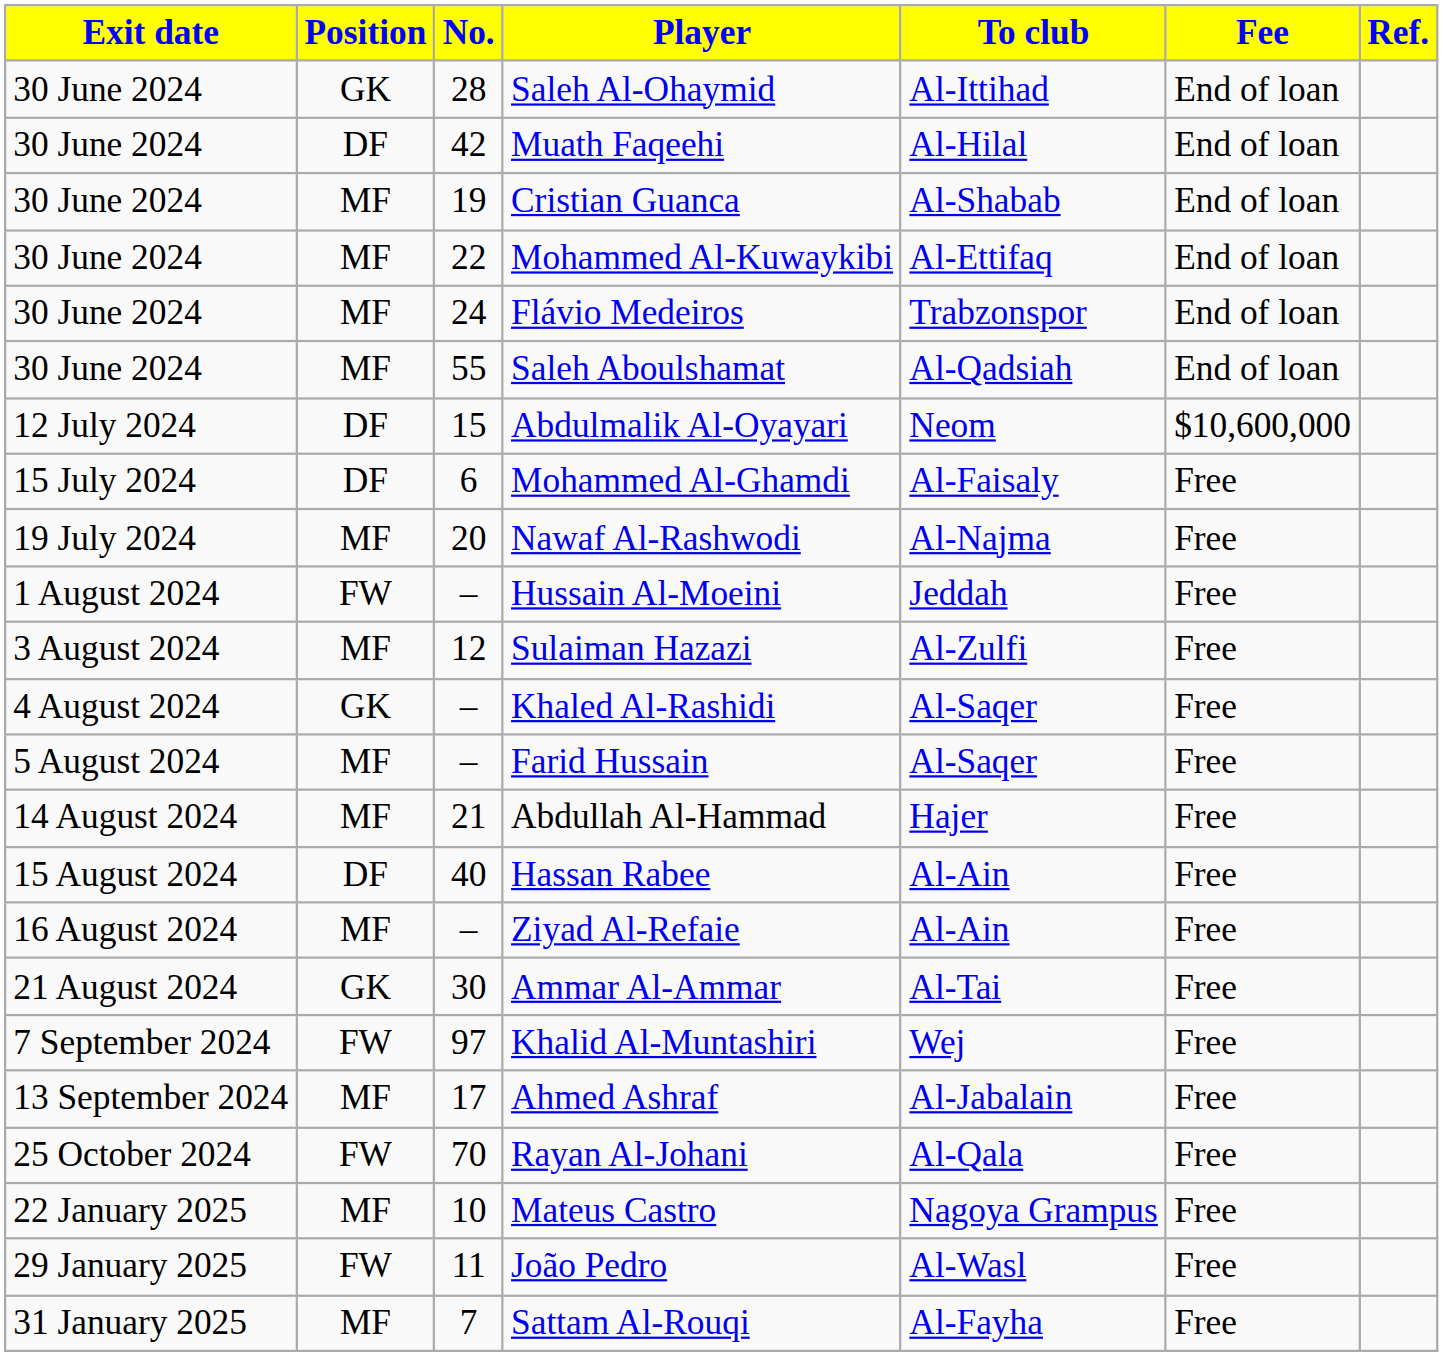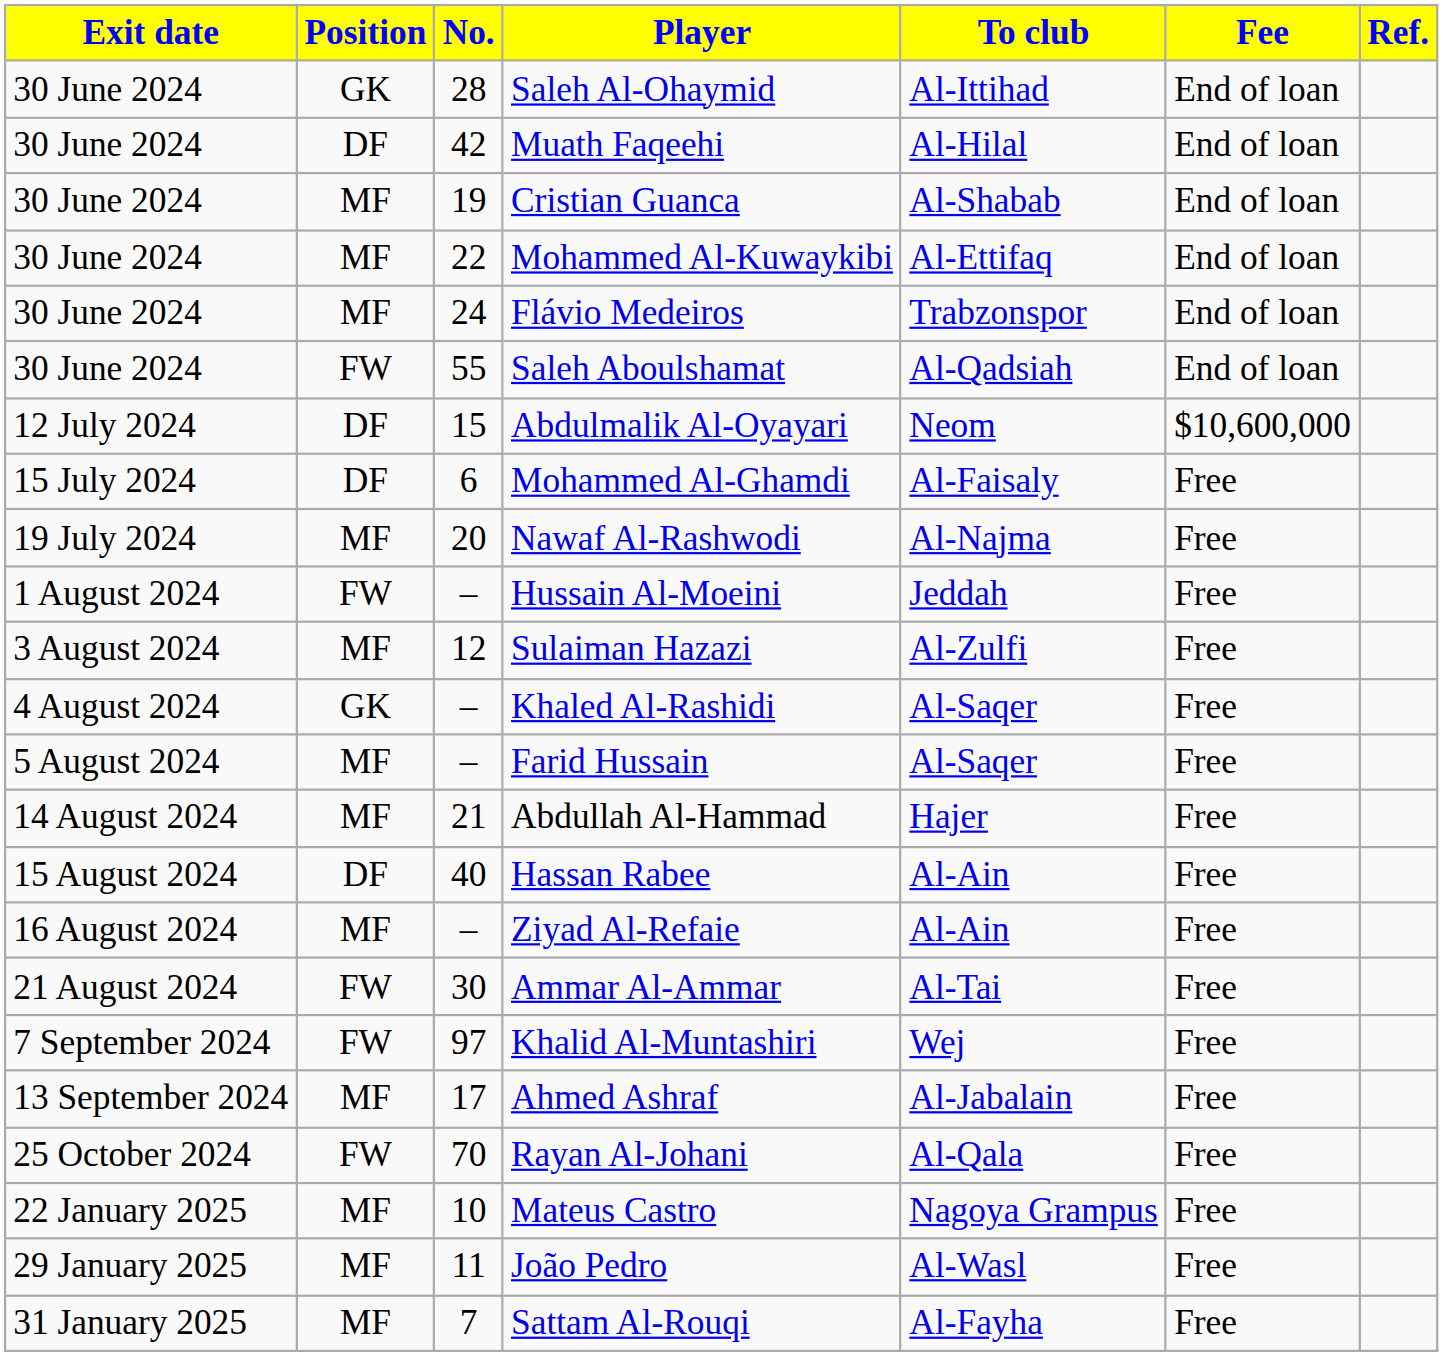(365, 369) MF -> (365, 369) FW
(365, 985) GK -> (365, 985) FW
(365, 1266) FW -> (365, 1266) MF
